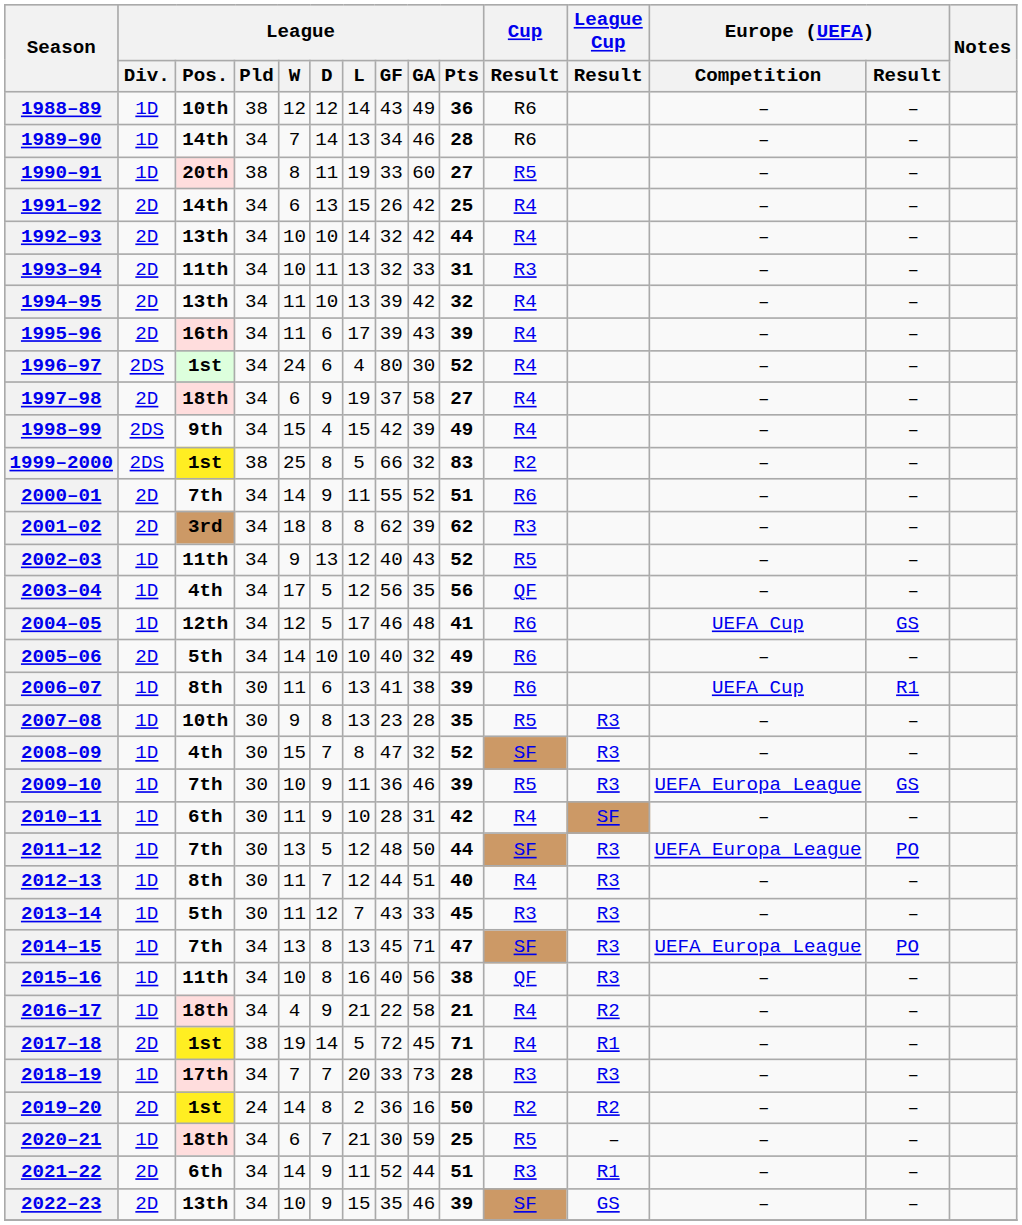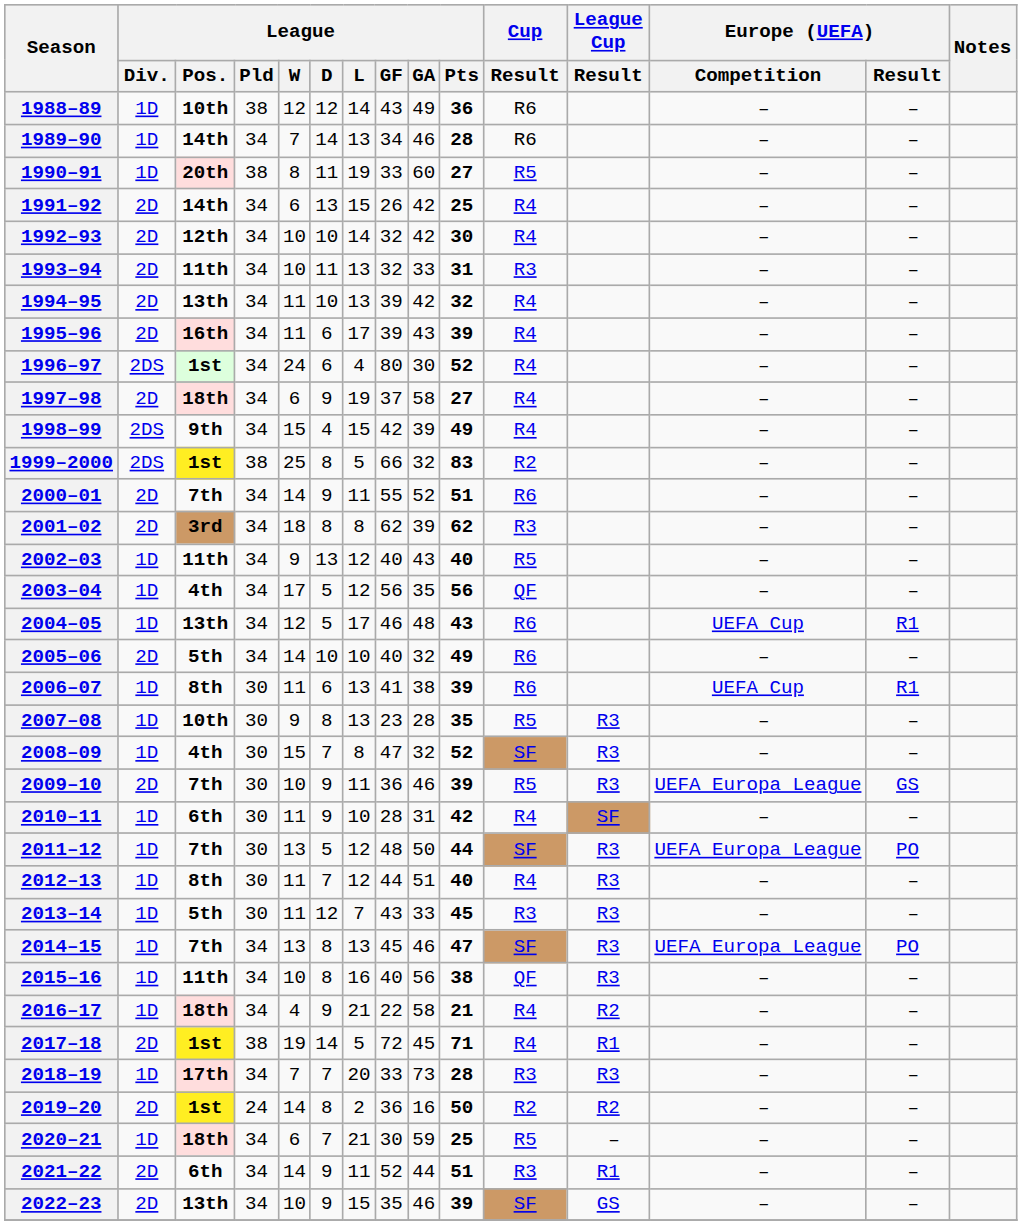(205, 237) 13th -> (205, 237) 12th
(462, 237) 44 -> (462, 237) 30
(462, 559) 52 -> (462, 559) 40
(205, 624) 12th -> (205, 624) 13th
(462, 624) 41 -> (462, 624) 43
(908, 624) GS -> (908, 624) R1
(147, 785) 1D -> (147, 785) 2D
(424, 946) 71 -> (424, 946) 46
